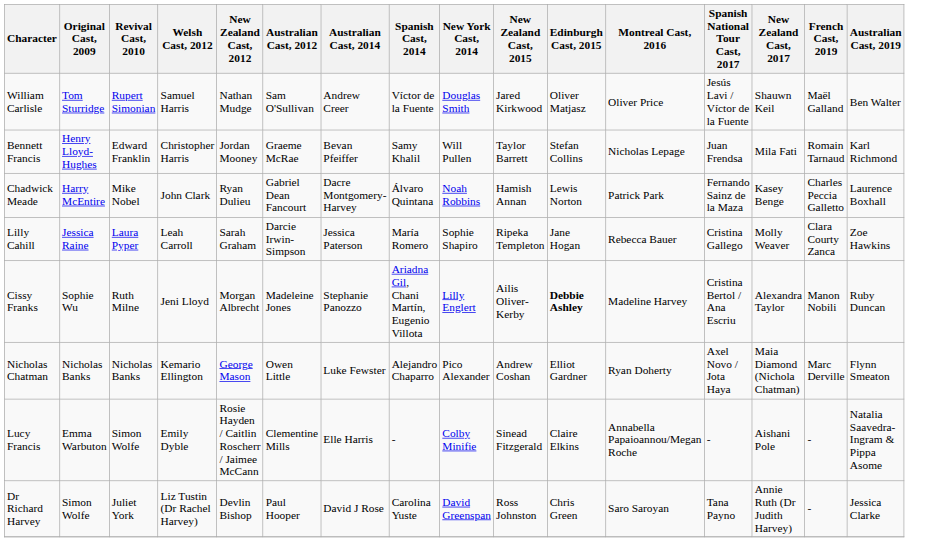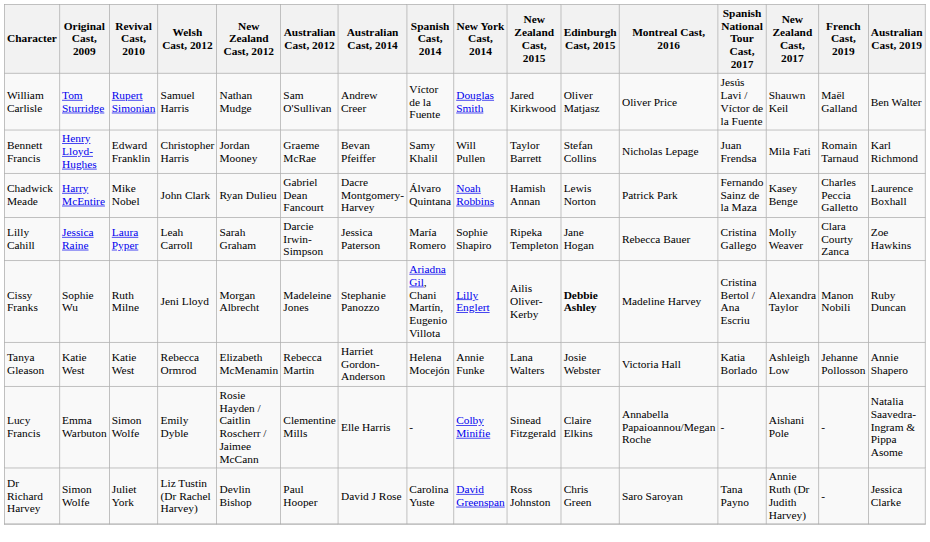- row: (27, 370)
+ row: (26, 364)
